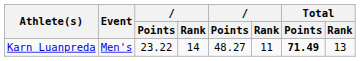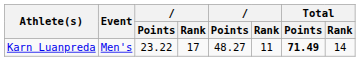(193, 47) 14 -> (193, 47) 17
(340, 47) 13 -> (340, 47) 14
